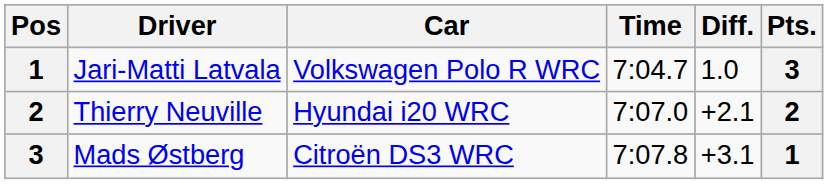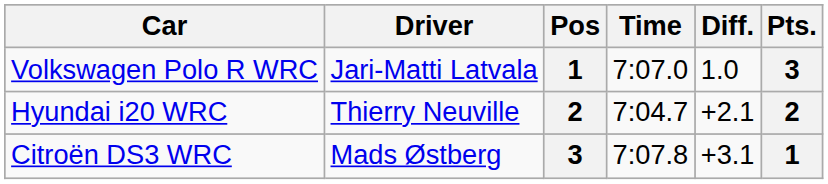columns swapped: (36, 26) <-> (447, 26)
(650, 69) 7:04.7 -> (650, 69) 7:07.0
(650, 112) 7:07.0 -> (650, 112) 7:04.7
